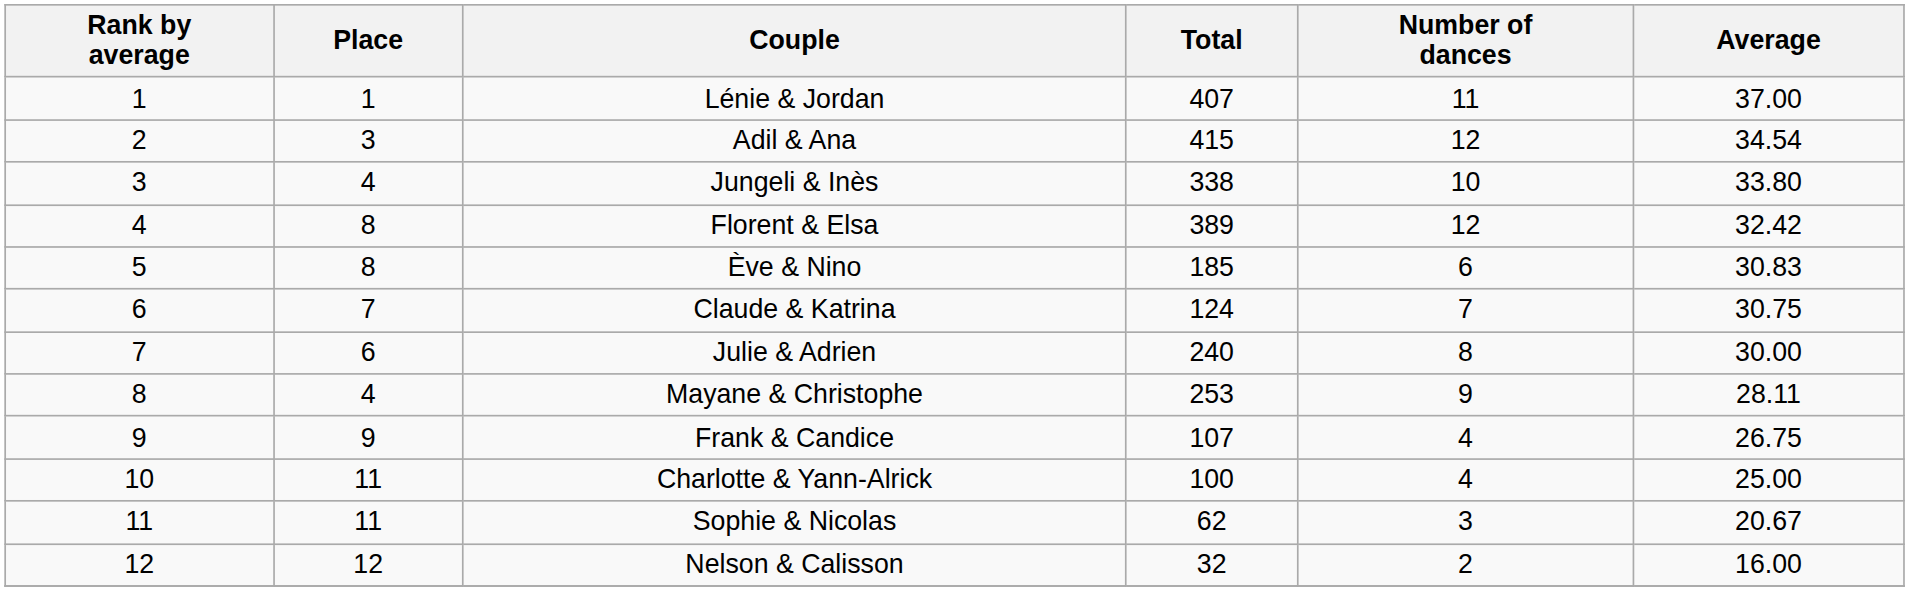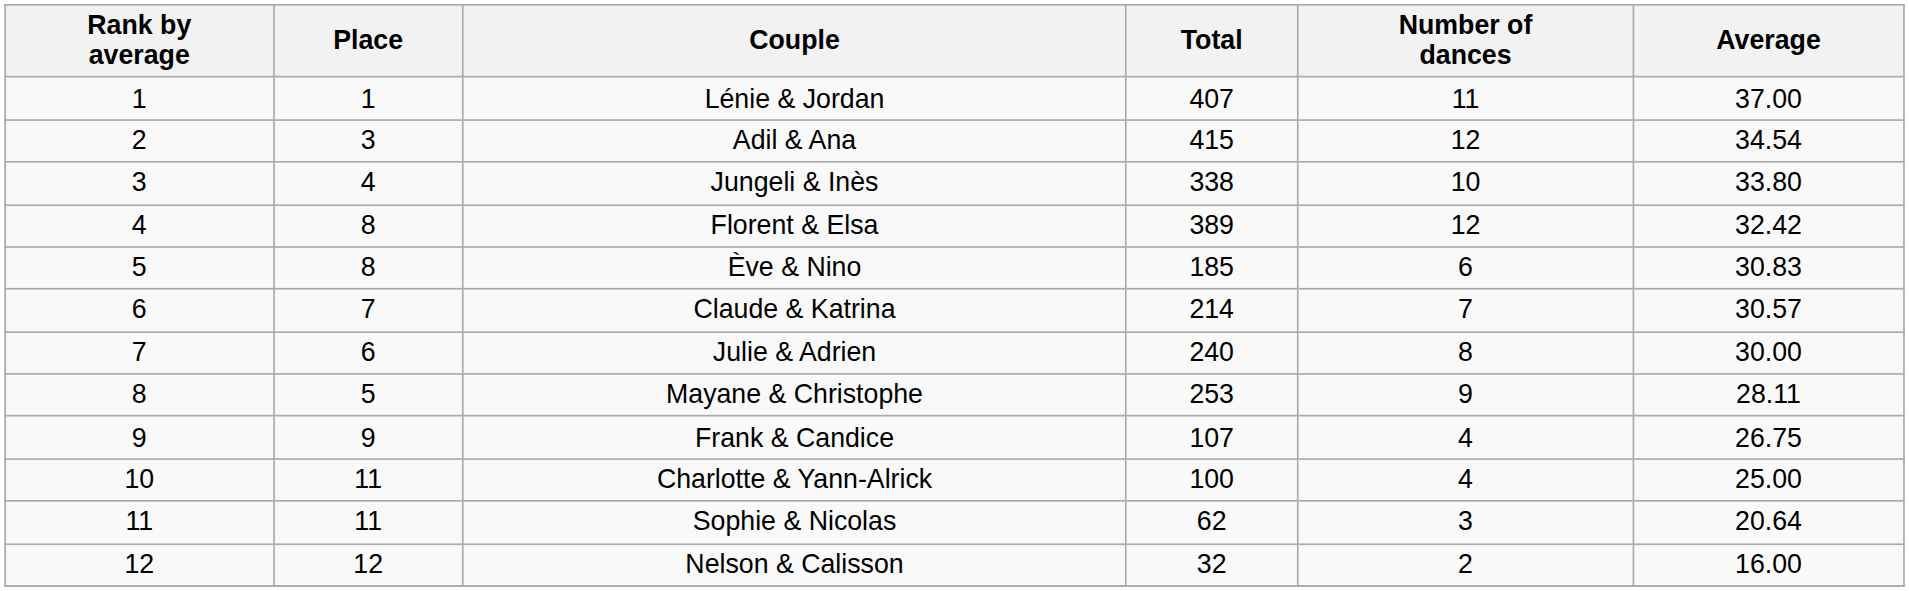(1212, 310) 124 -> (1212, 310) 214
(1769, 310) 30.75 -> (1769, 310) 30.57
(368, 394) 4 -> (368, 394) 5
(1769, 521) 20.67 -> (1769, 521) 20.64
